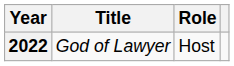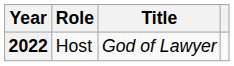columns swapped: (113, 18) <-> (198, 18)
